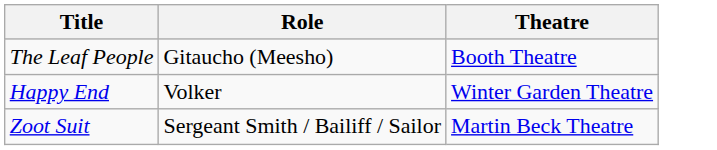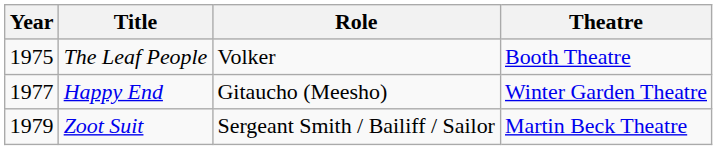+ column: (32, 21)
(248, 56) Gitaucho (Meesho) -> (246, 56) Volker
(193, 91) Volker -> (302, 91) Gitaucho (Meesho)
